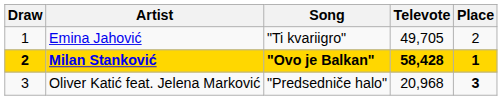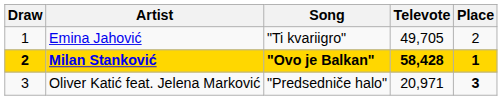(422, 83) 20,968 -> (422, 83) 20,971
